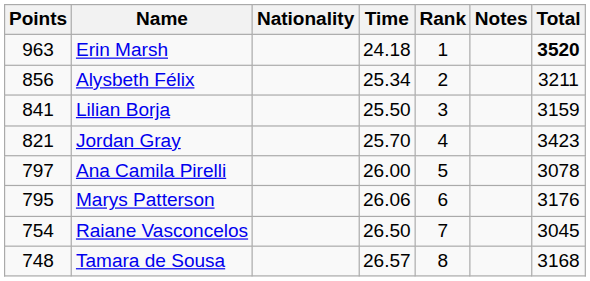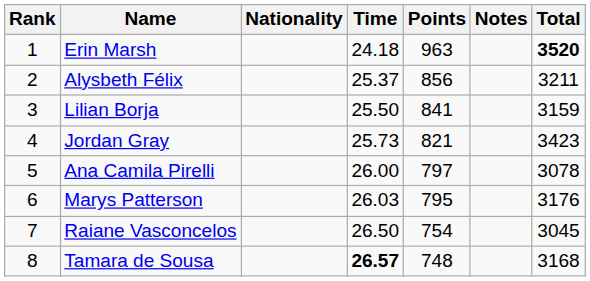columns swapped: (443, 19) <-> (38, 19)
(387, 79) 25.34 -> (375, 79) 25.37
(387, 140) 25.70 -> (375, 140) 25.73
(387, 200) 26.06 -> (375, 200) 26.03
(387, 261) normal -> (375, 261) bold
